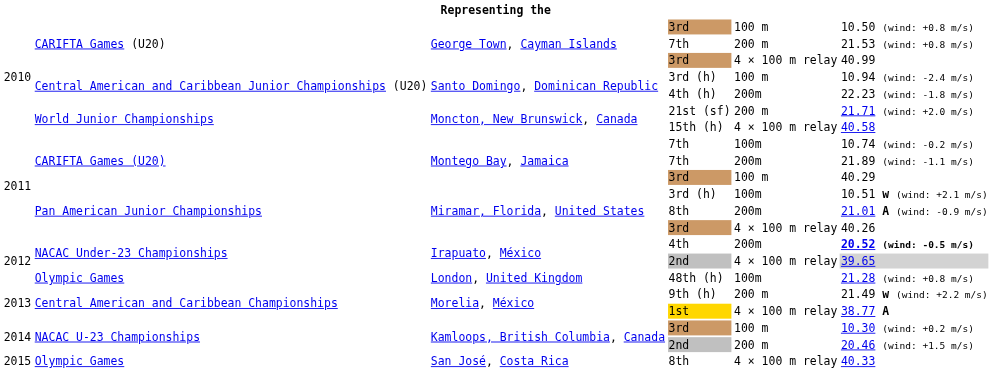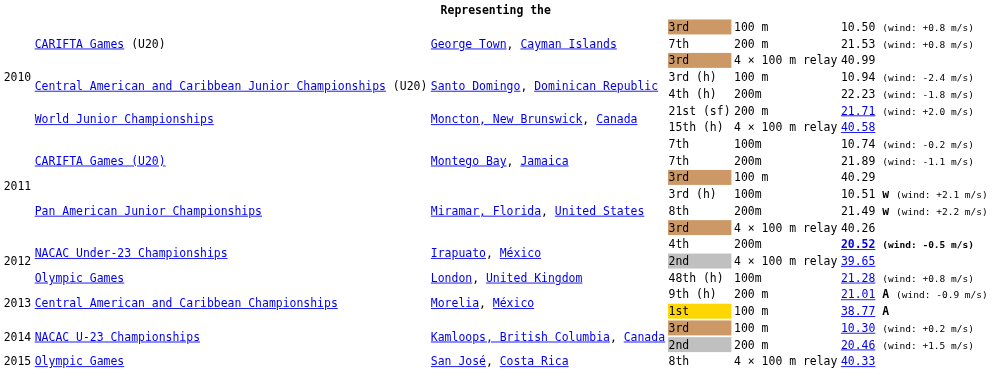(914, 211) 21.01 A (wind: -0.9 m/s) -> (914, 211) 21.49 w (wind: +2.2 m/s)
(858, 261) lightgrey background -> (858, 261) no background
(914, 294) 21.49 w (wind: +2.2 m/s) -> (914, 294) 21.01 A (wind: -0.9 m/s)
(786, 311) 4 × 100 m relay -> (751, 311) 100 m
